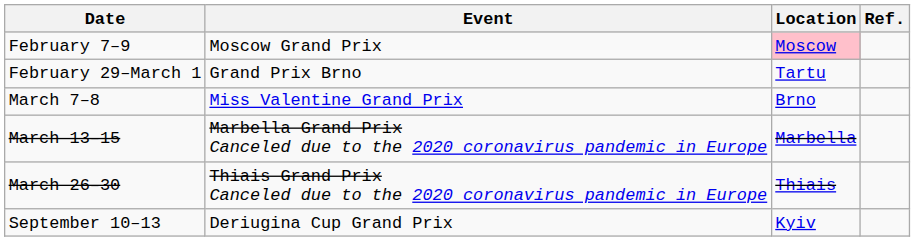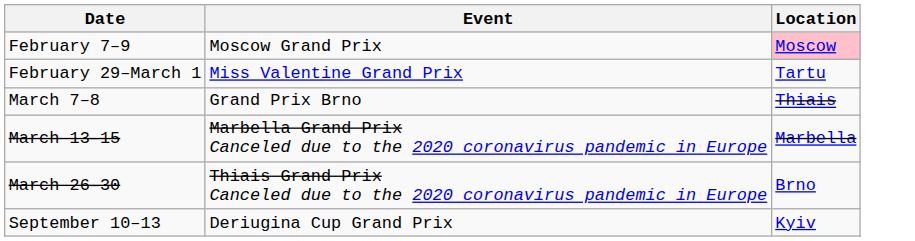- column: (885, 18)
(285, 74) Grand Prix Brno -> (336, 74) Miss Valentine Grand Prix
(336, 101) Miss Valentine Grand Prix -> (285, 101) Grand Prix Brno
(796, 101) Brno -> (806, 101) Thiais
(806, 185) Thiais -> (796, 185) Brno
